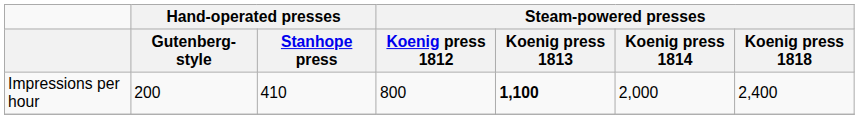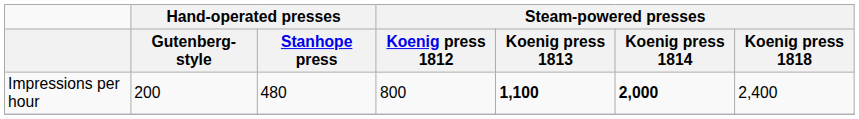(274, 93) 410 -> (274, 93) 480
(638, 93) normal -> (638, 93) bold
